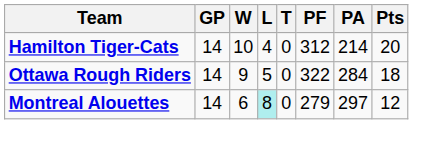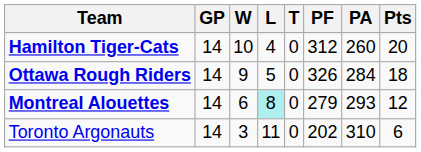(353, 47) 214 -> (361, 47) 260
(315, 75) 322 -> (323, 75) 326
(353, 103) 297 -> (361, 103) 293
+ row: (81, 132)
